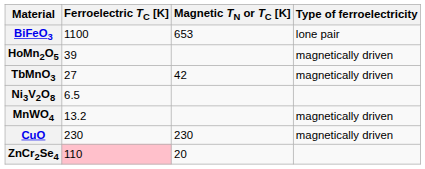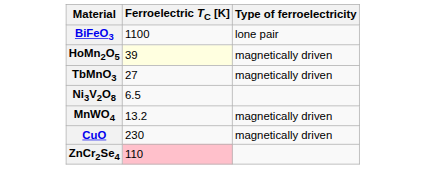- column: (232, 14)
(70, 55) no background -> (131, 55) lightyellow background
